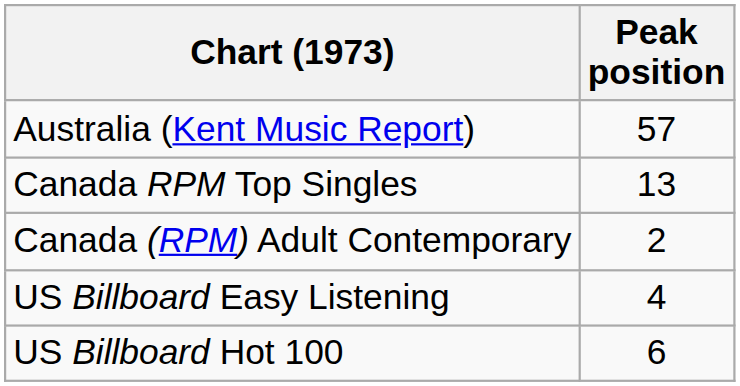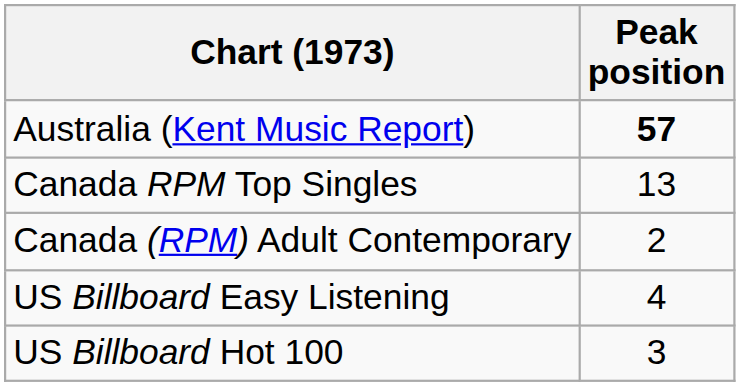(656, 128) normal -> (656, 128) bold
(657, 352) 6 -> (657, 352) 3
